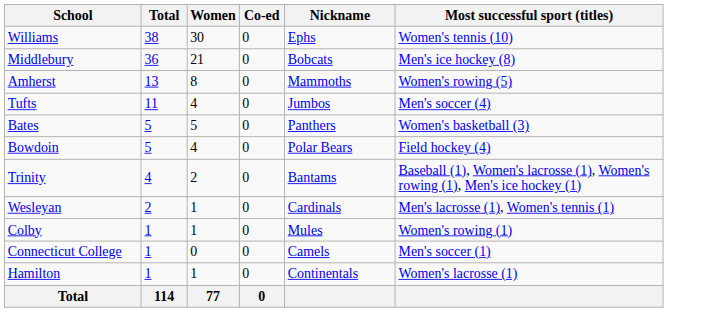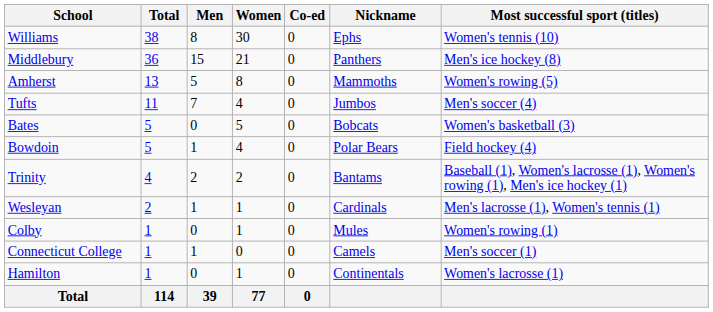+ column: (210, 15)
(310, 59) Bobcats -> (357, 59) Panthers
(312, 125) Panthers -> (356, 125) Bobcats
